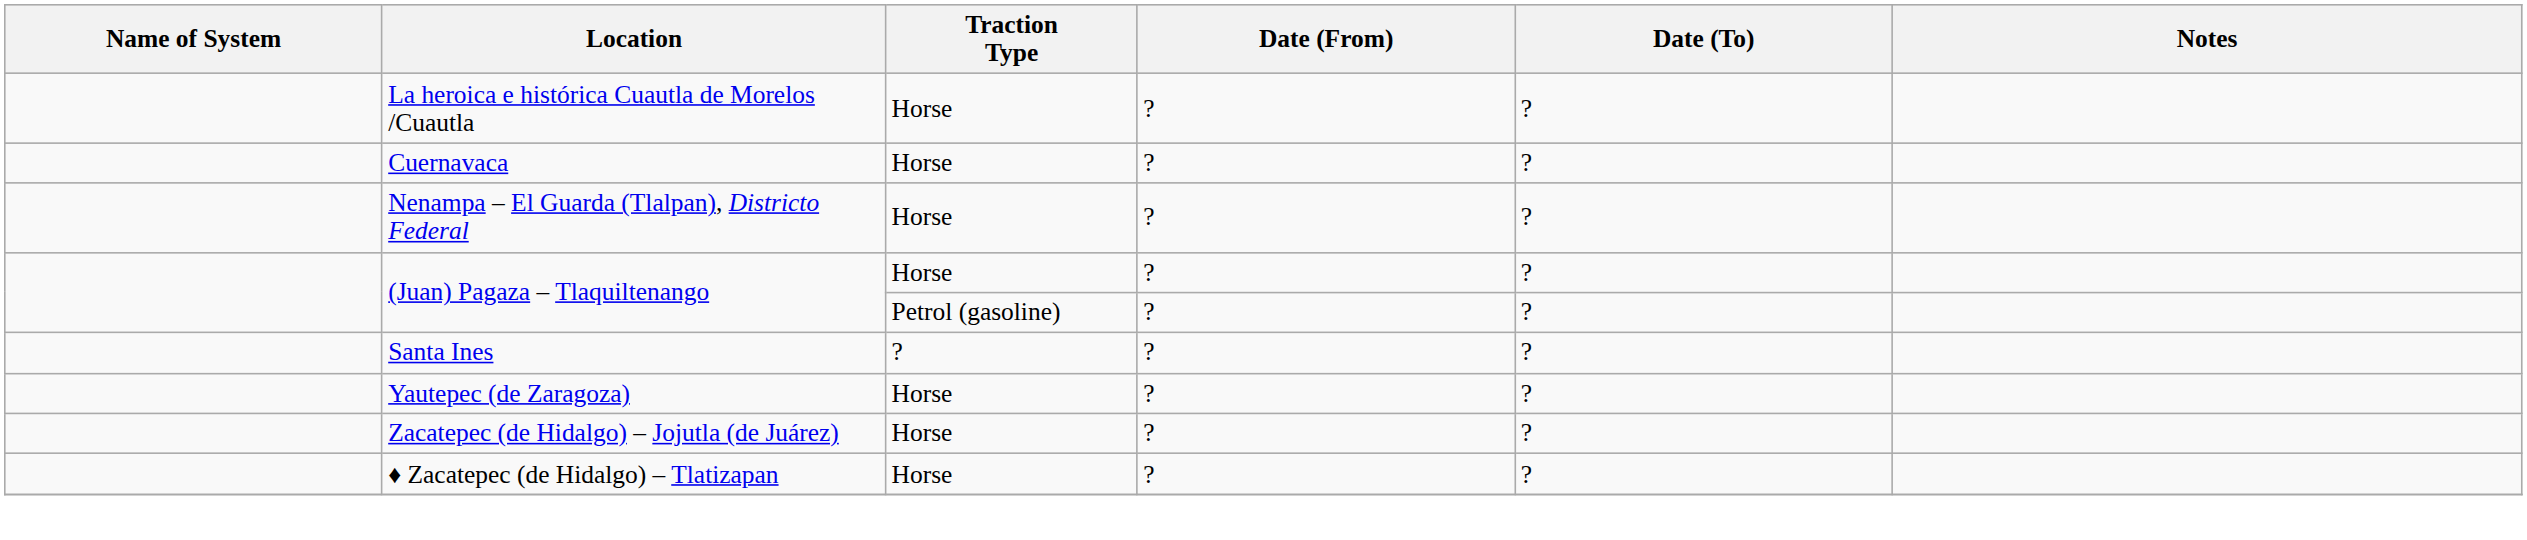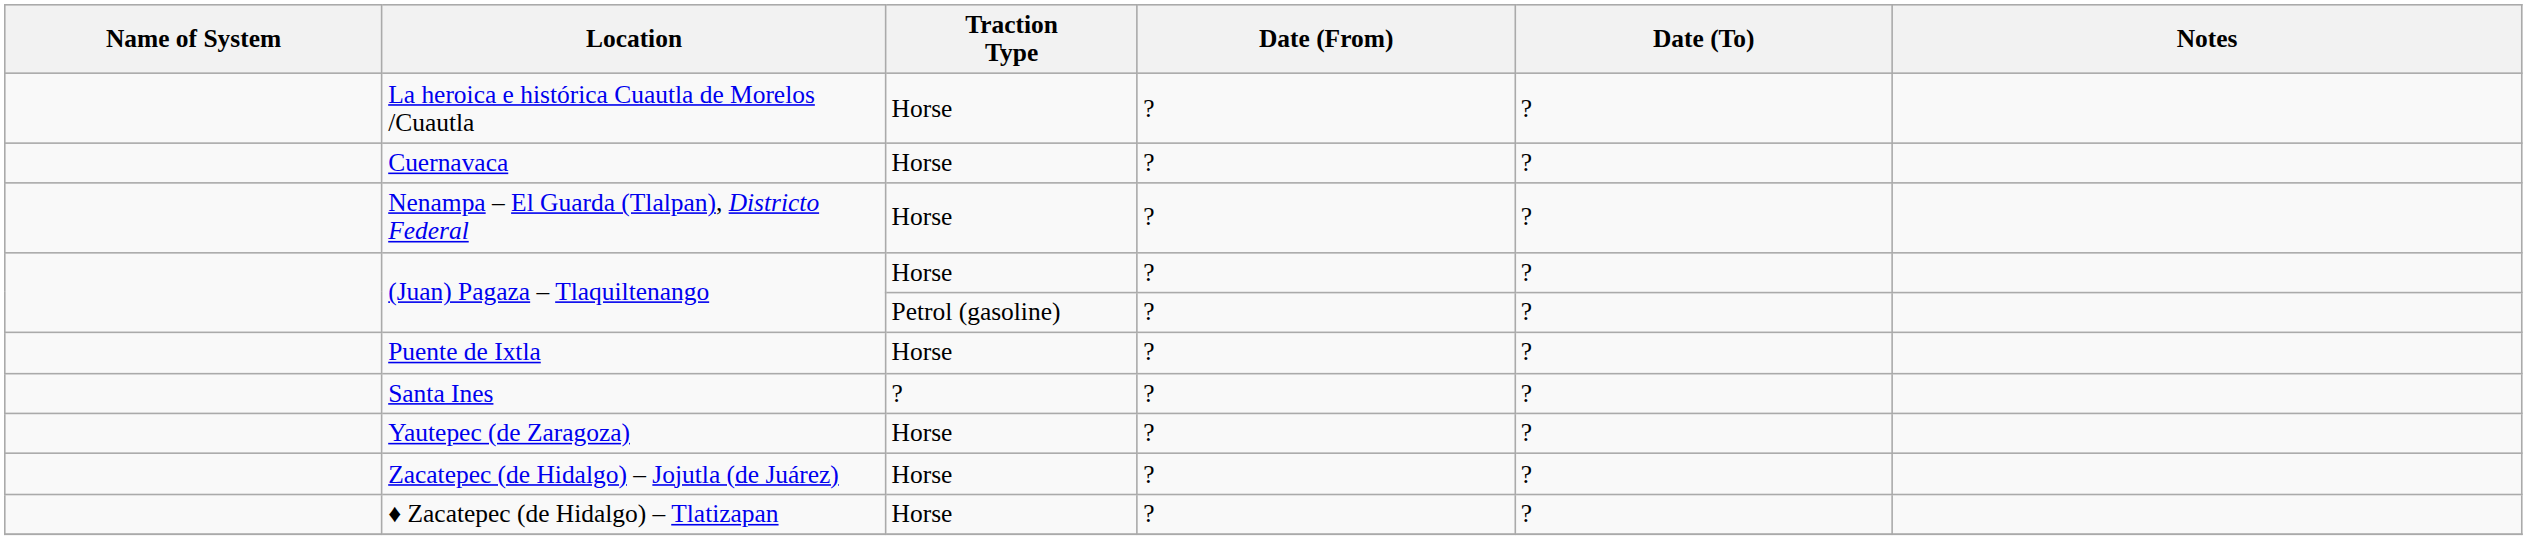+ row: (464, 352)
